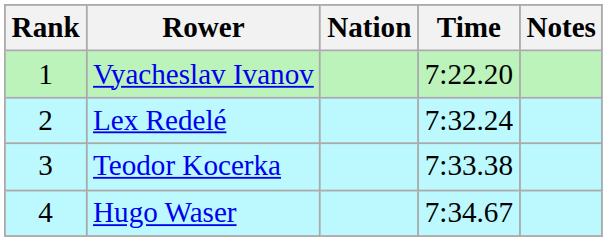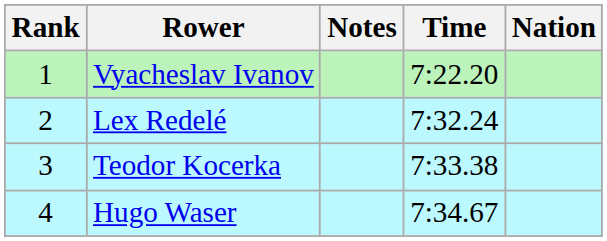columns swapped: (369, 27) <-> (561, 27)
